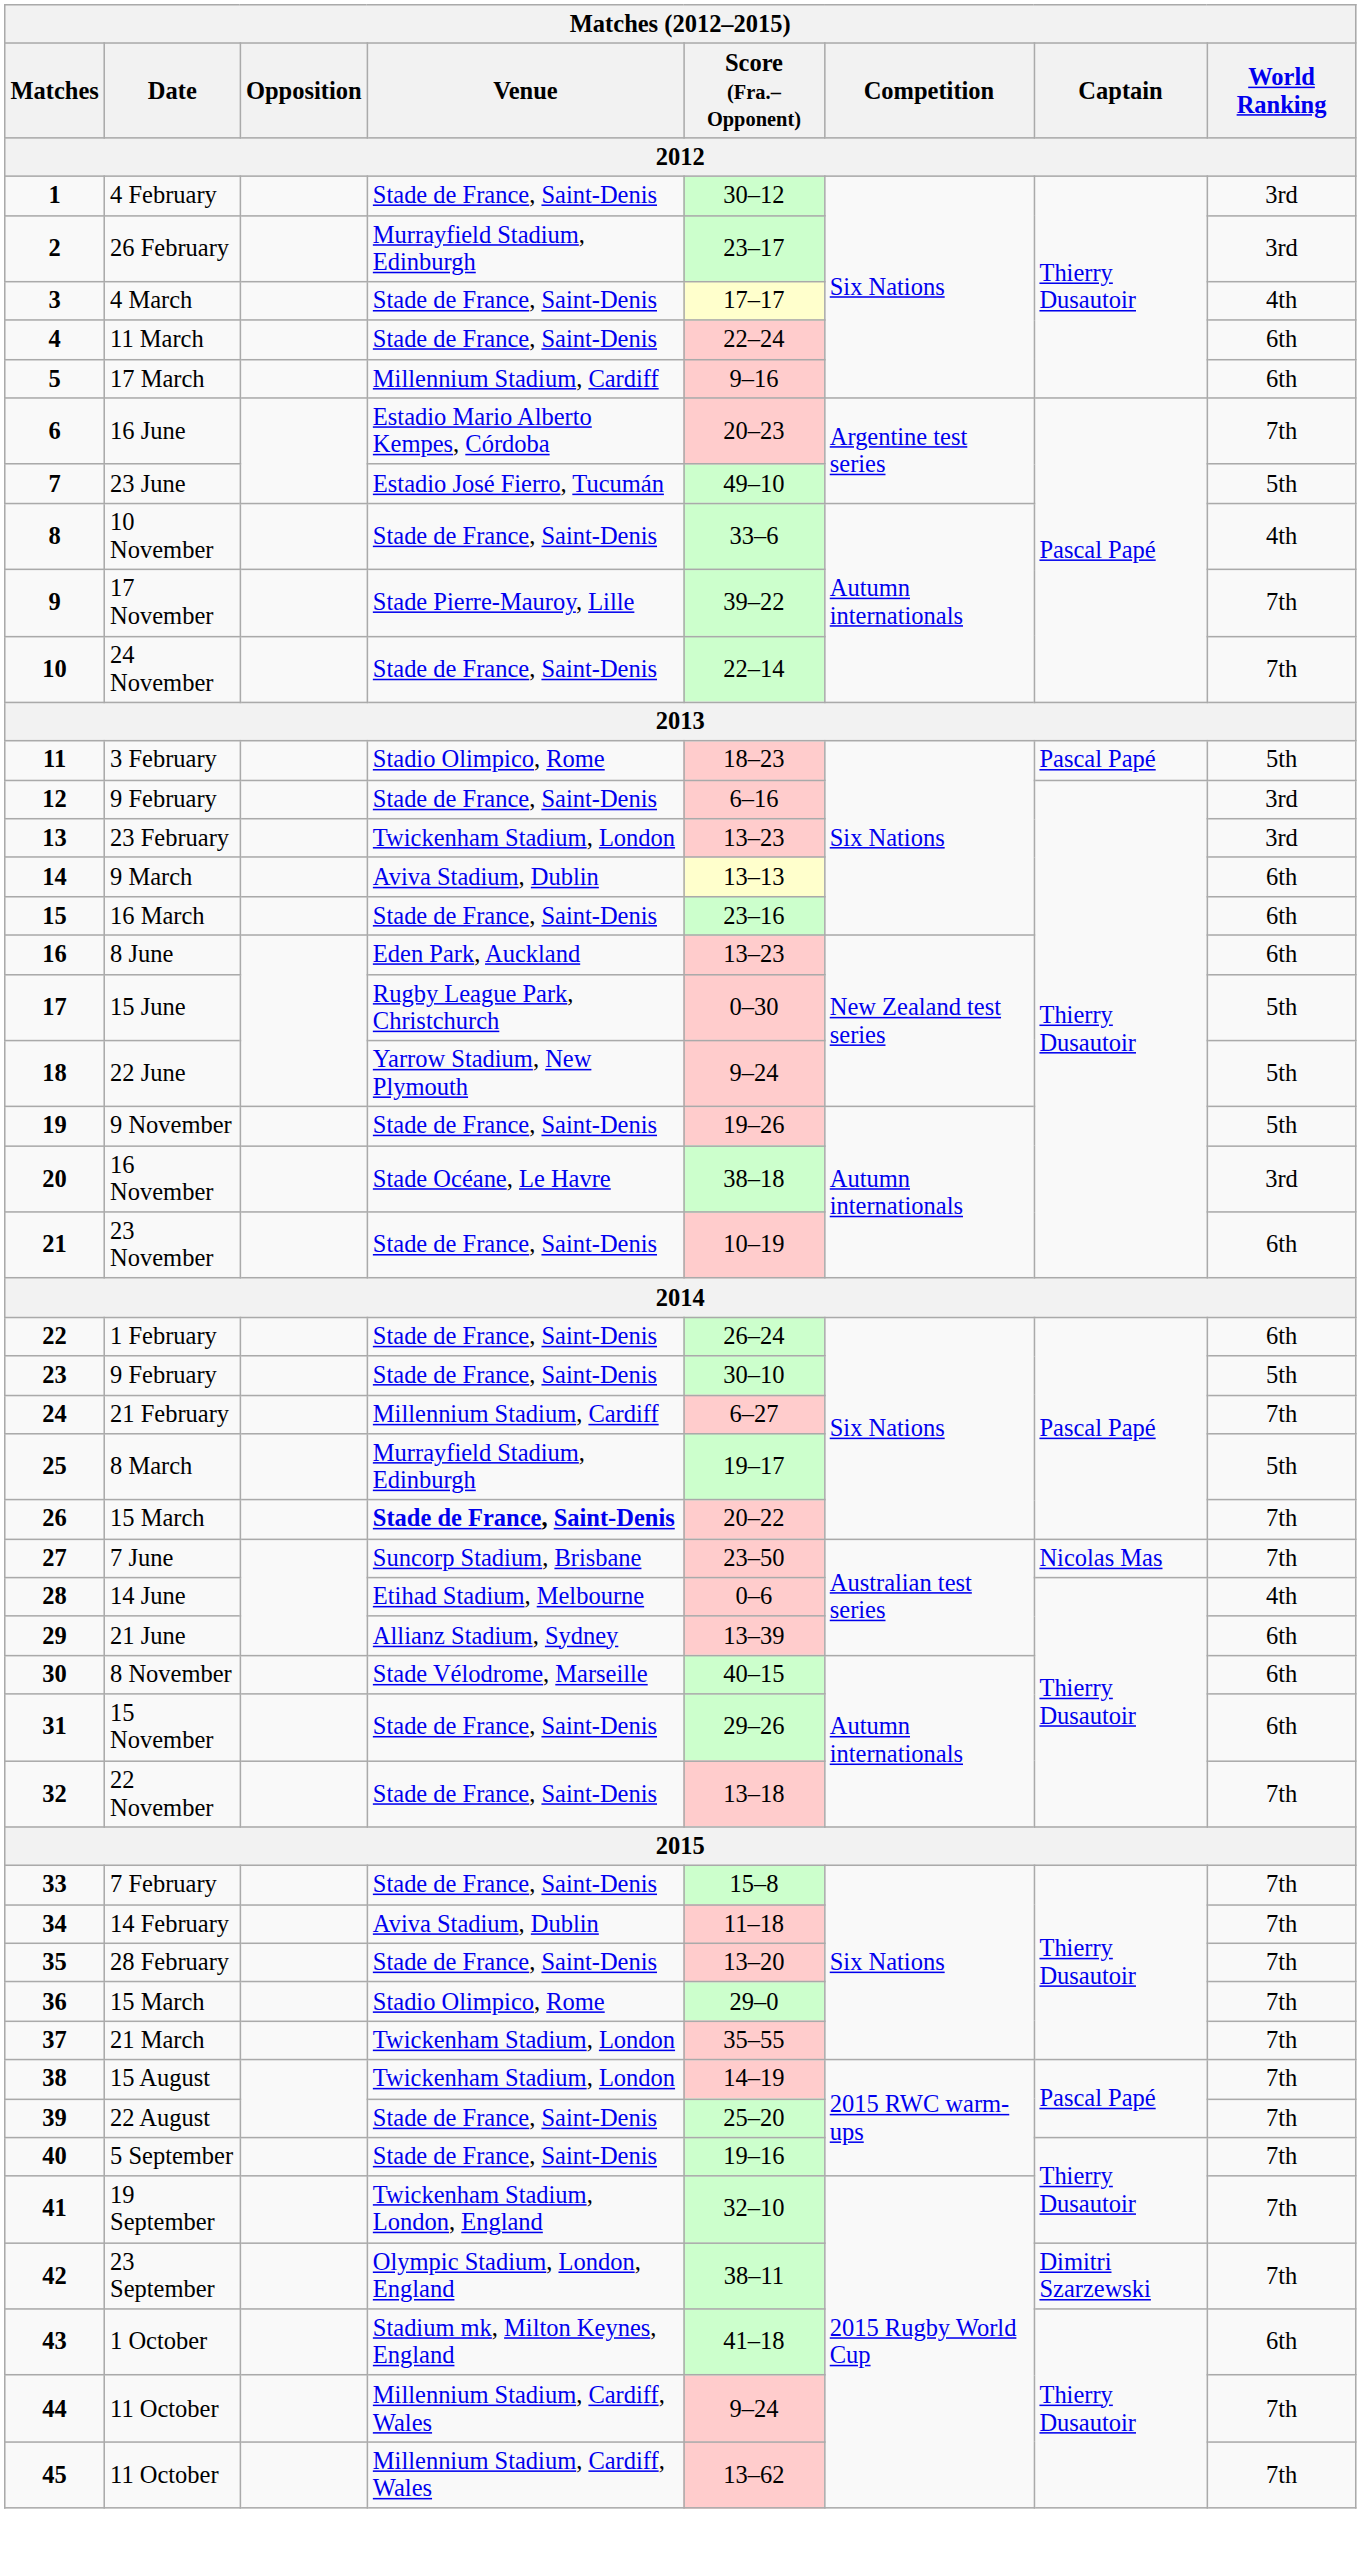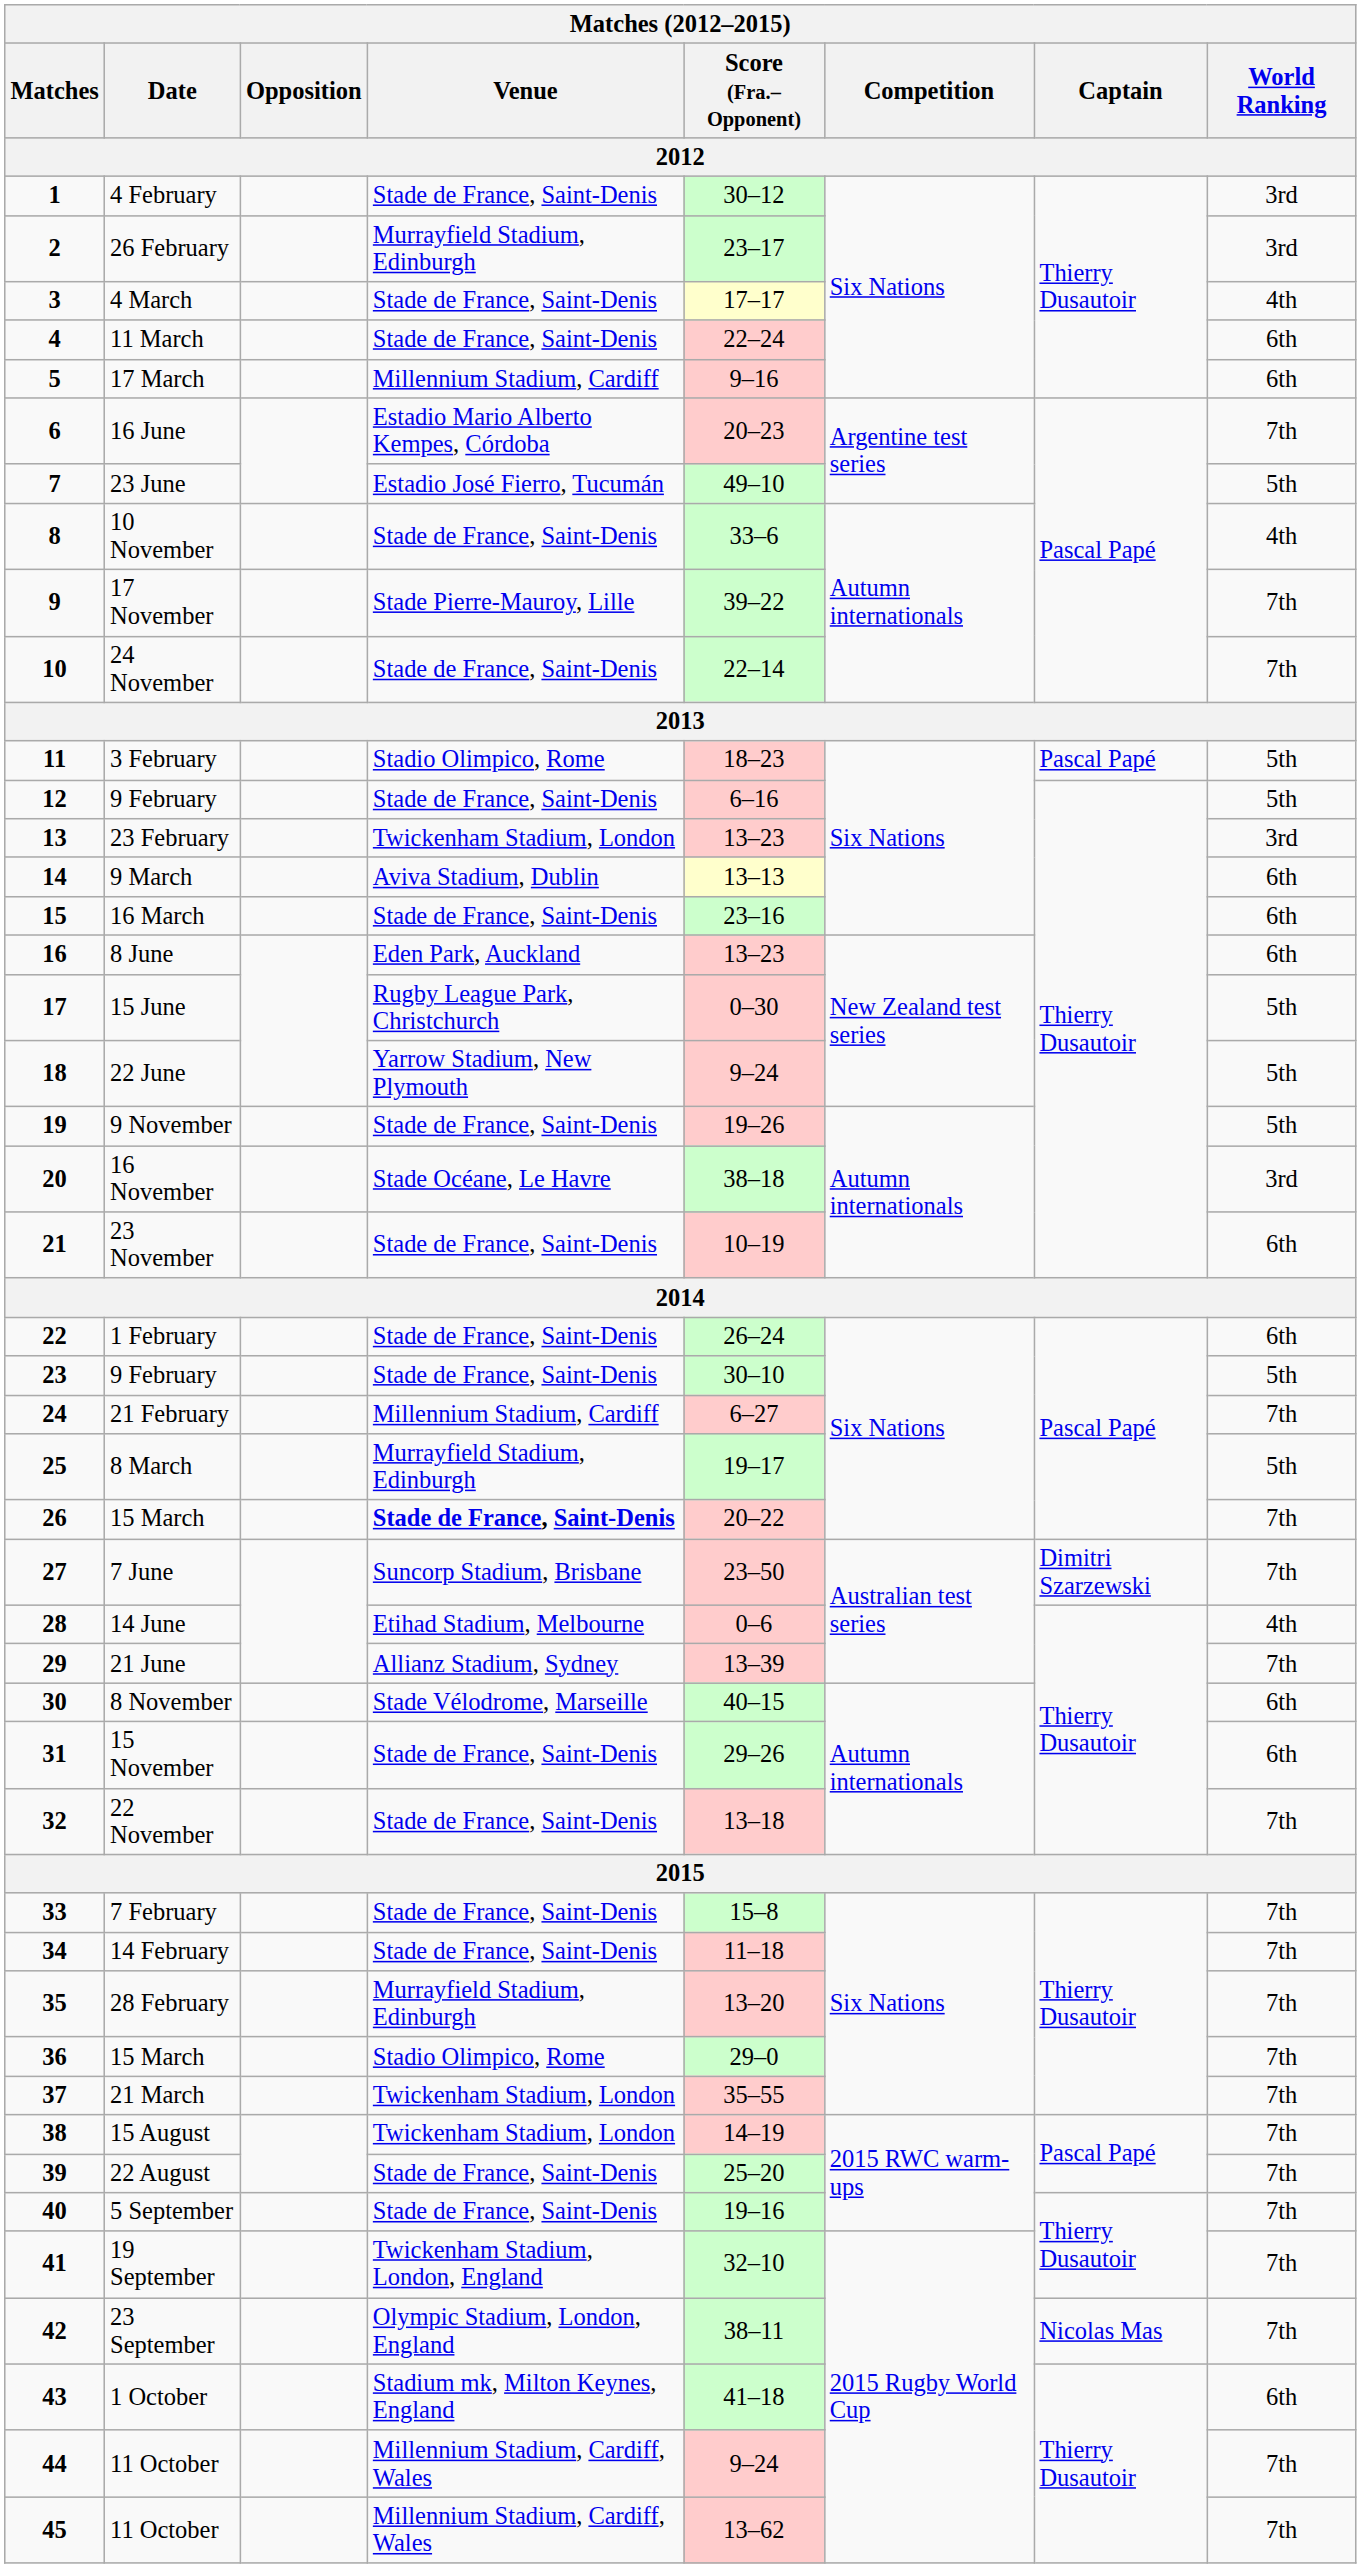(1282, 799) 3rd -> (1282, 799) 5th
(1101, 1557) Nicolas Mas -> (1095, 1571) Dimitri Szarzewski
(1282, 1635) 6th -> (1282, 1663) 7th
(486, 1923) Aviva Stadium, Dublin -> (515, 1951) Stade de France, Saint-Denis
(515, 1962) Stade de France, Saint-Denis -> (479, 2003) Murrayfield Stadium, Edinburgh
(1095, 2275) Dimitri Szarzewski -> (1101, 2330) Nicolas Mas
